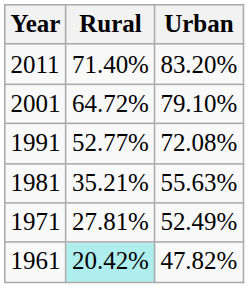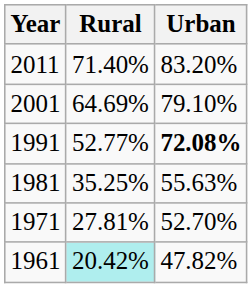(110, 103) 64.72% -> (110, 103) 64.69%
(199, 143) normal -> (201, 143) bold
(110, 182) 35.21% -> (110, 182) 35.25%
(199, 222) 52.49% -> (199, 222) 52.70%
